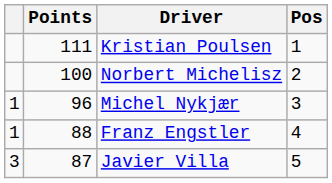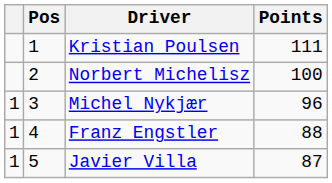columns swapped: (307, 19) <-> (60, 19)
(14, 163) 3 -> (14, 163) 1
